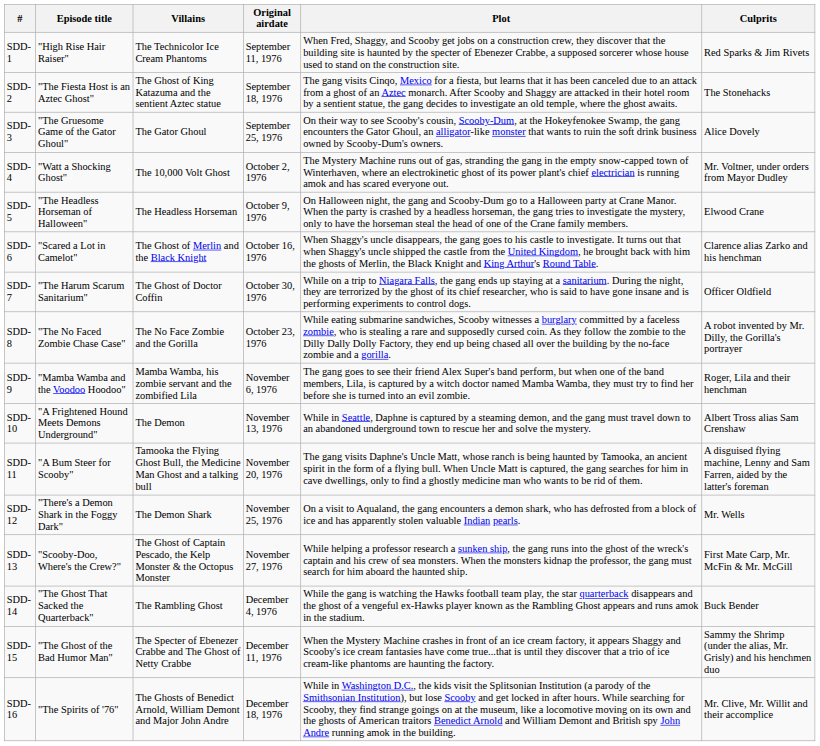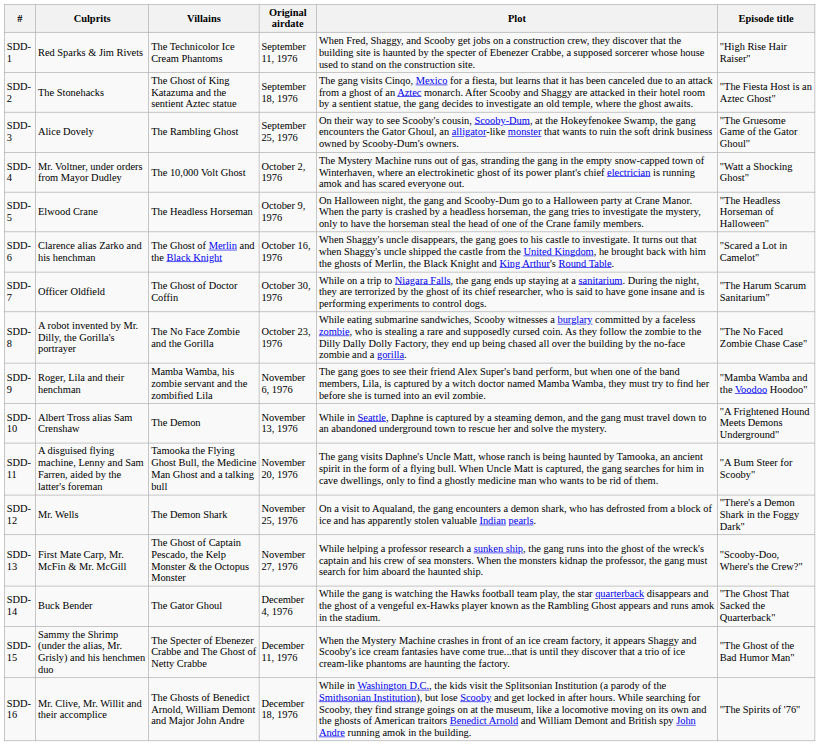columns swapped: (84, 18) <-> (758, 18)
(171, 132) The Gator Ghoul -> (195, 132) The Rambling Ghost
(179, 606) The Rambling Ghost -> (187, 606) The Gator Ghoul
